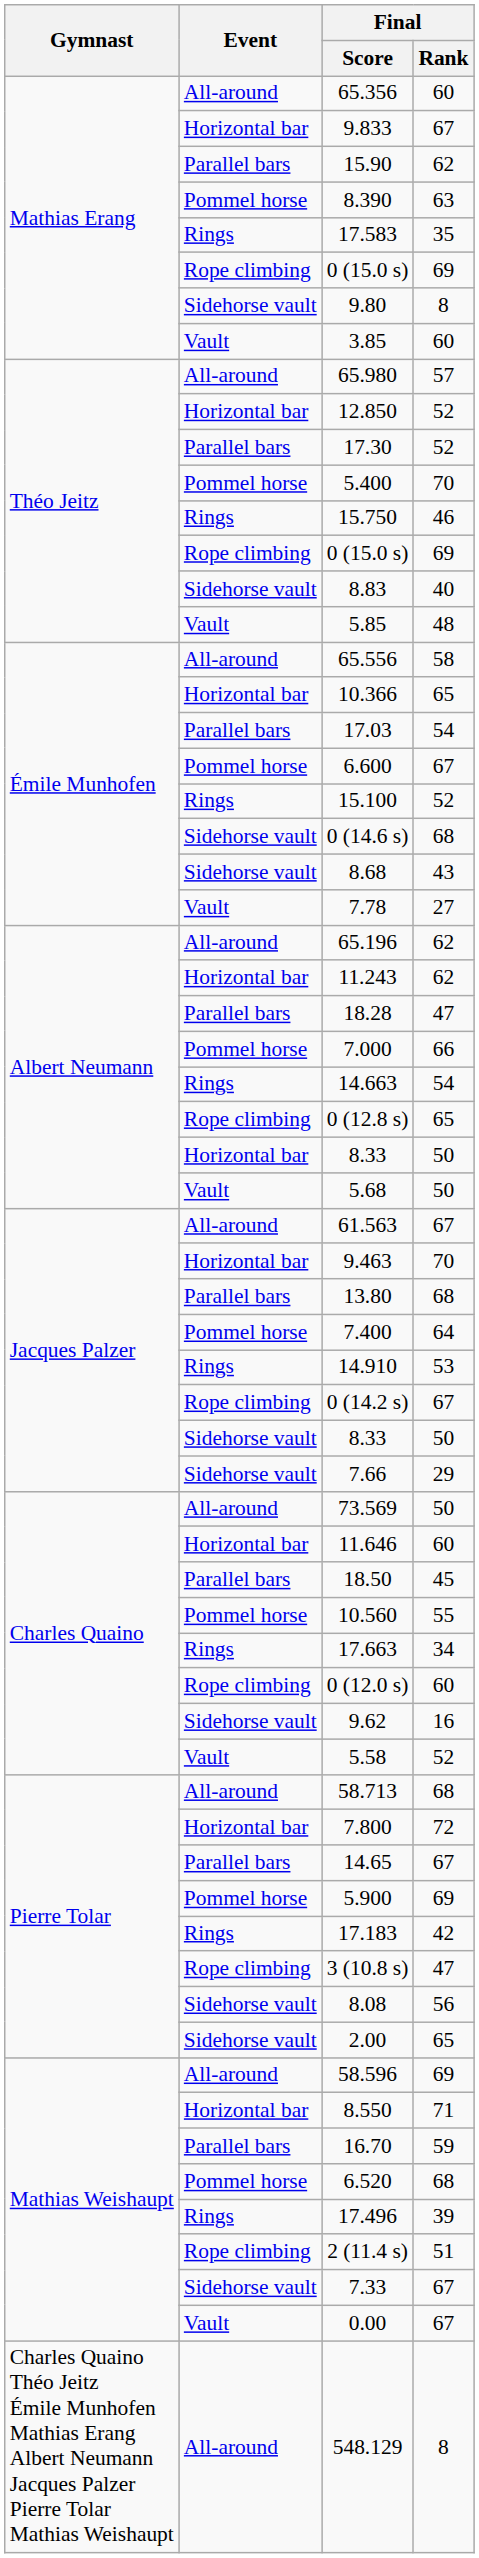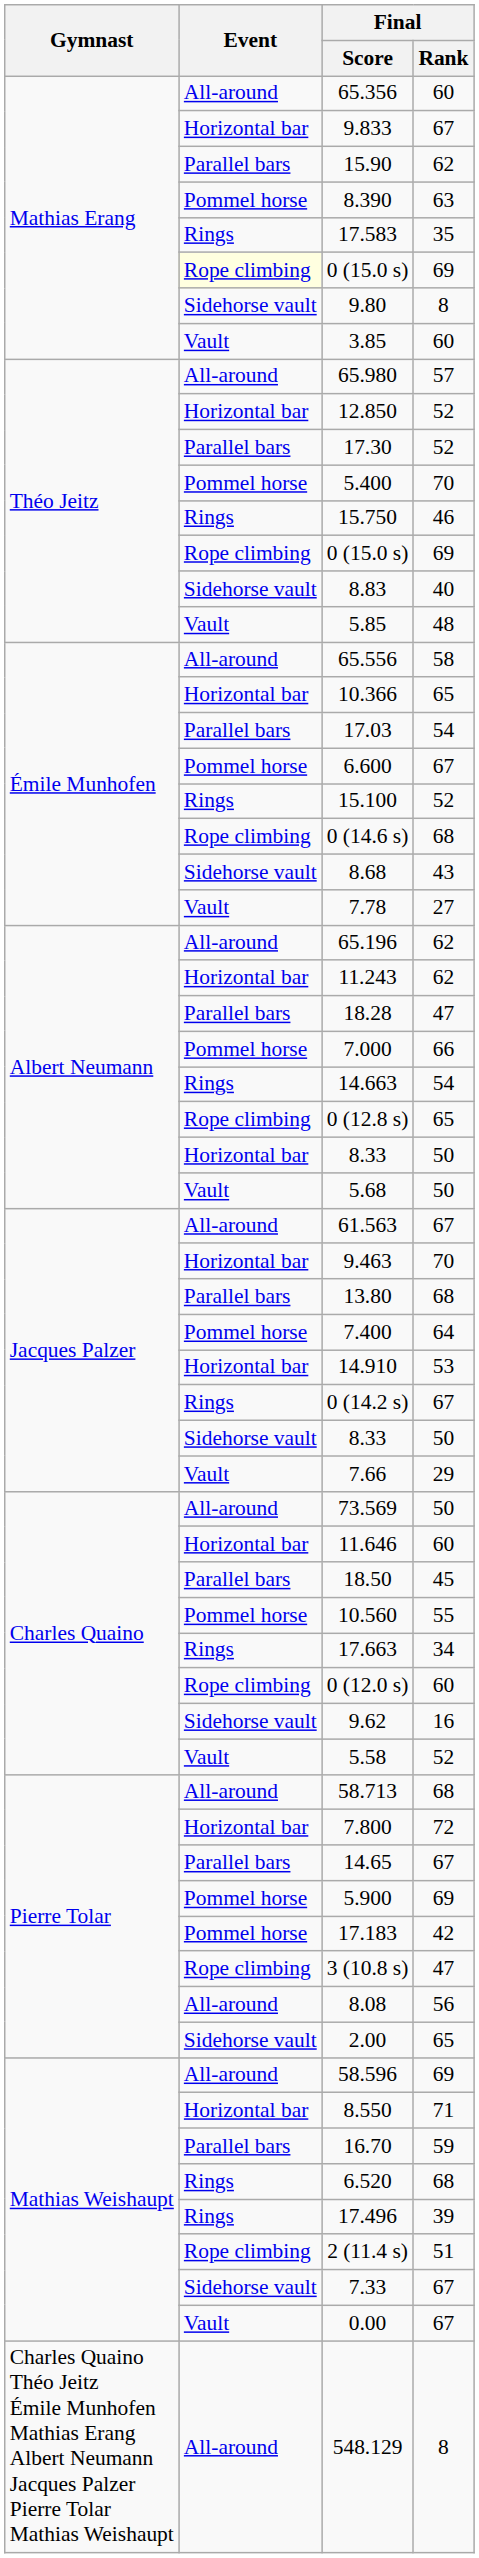(247, 270) no background -> (247, 270) lightyellow background
(250, 836) Sidehorse vault -> (247, 836) Rope climbing
(209, 1367) Rings -> (246, 1367) Horizontal bar
(247, 1402) Rope climbing -> (209, 1402) Rings
(250, 1473) Sidehorse vault -> (207, 1473) Vault
(209, 1933) Rings -> (246, 1933) Pommel horse
(250, 2004) Sidehorse vault -> (231, 2004) All-around
(246, 2181) Pommel horse -> (209, 2181) Rings
